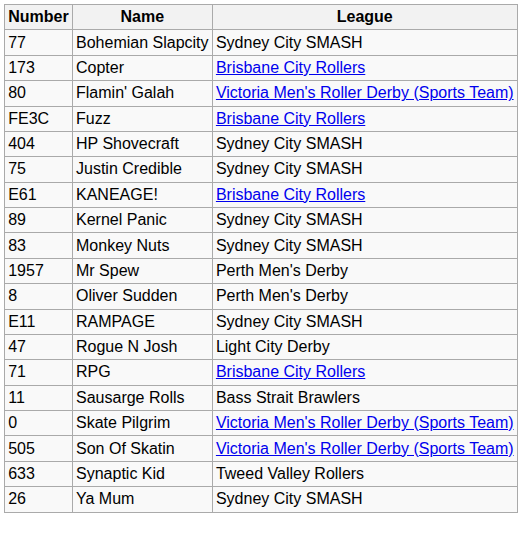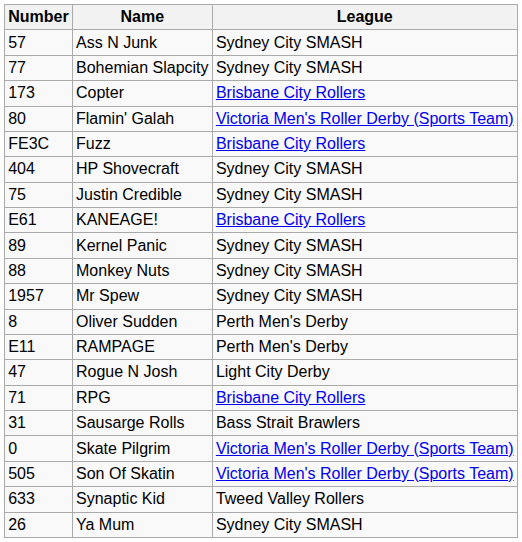+ row: (116, 42)
(17, 245) 83 -> (17, 270) 88
(282, 270) Perth Men's Derby -> (289, 296) Sydney City SMASH
(289, 321) Sydney City SMASH -> (282, 347) Perth Men's Derby
(16, 397) 11 -> (17, 423) 31
